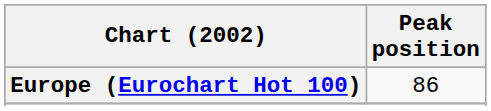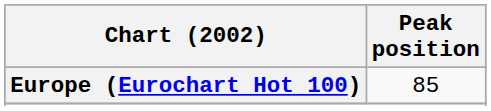(426, 86) 86 -> (426, 86) 85
